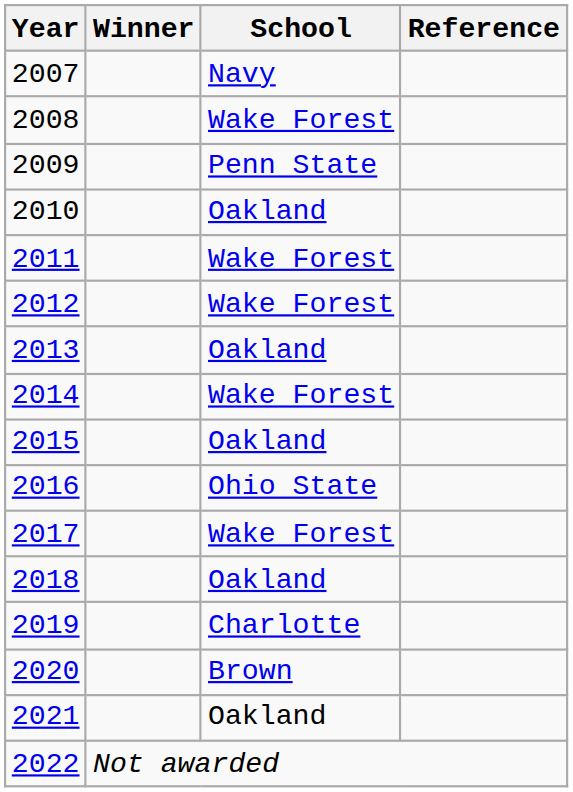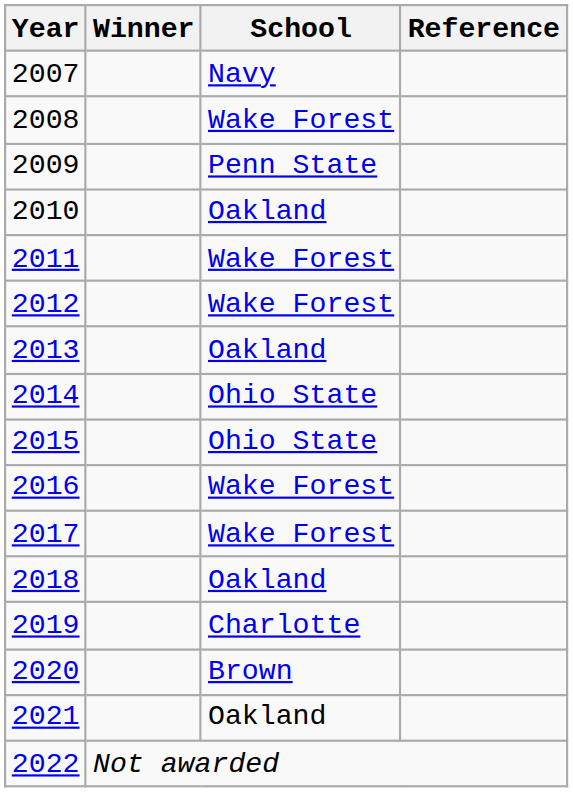(301, 396) Wake Forest -> (293, 396) Ohio State
(267, 442) Oakland -> (293, 442) Ohio State
(293, 488) Ohio State -> (301, 488) Wake Forest
